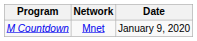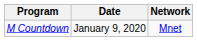columns swapped: (93, 12) <-> (154, 12)
